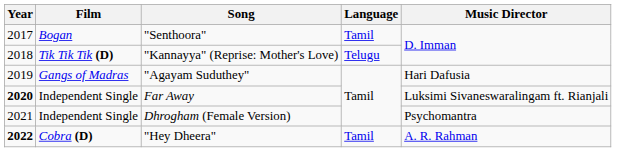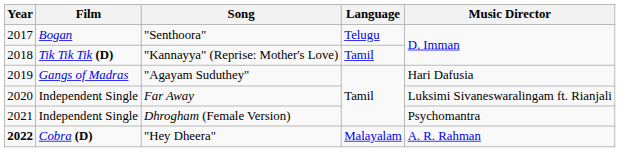(359, 34) Tamil -> (362, 34) Telugu
(362, 55) Telugu -> (359, 55) Tamil
(20, 95) bold -> (20, 95) normal
(359, 136) Tamil -> (373, 136) Malayalam
